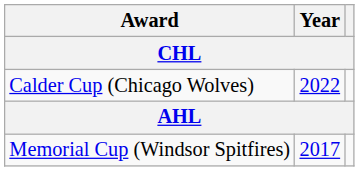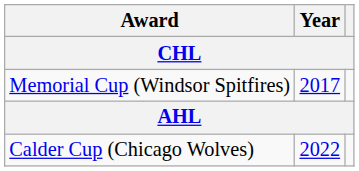rows swapped: (150, 149) <-> (132, 85)
